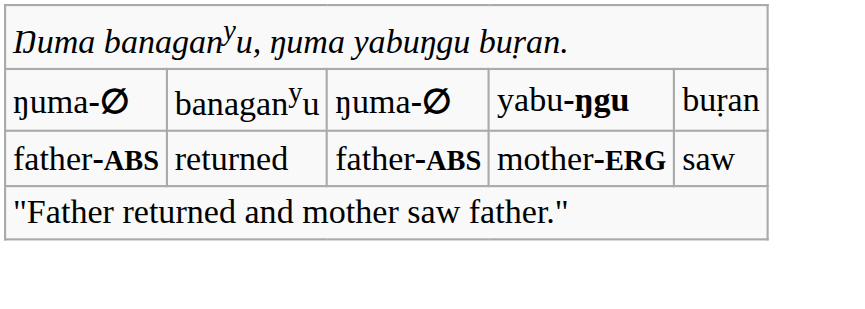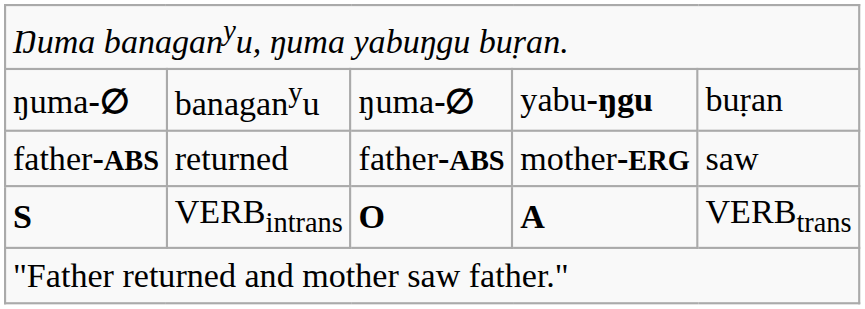+ row: (22, 216)
